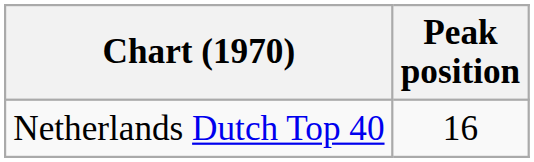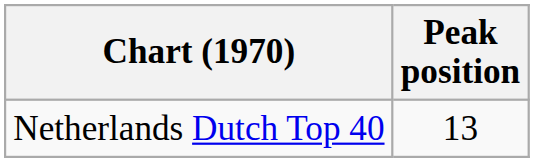(460, 127) 16 -> (460, 127) 13
